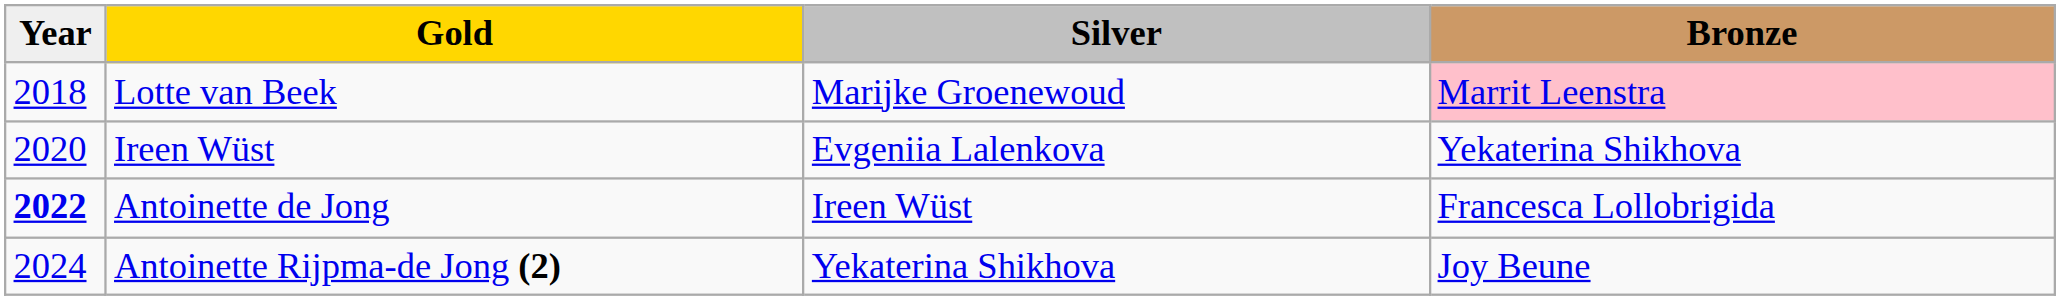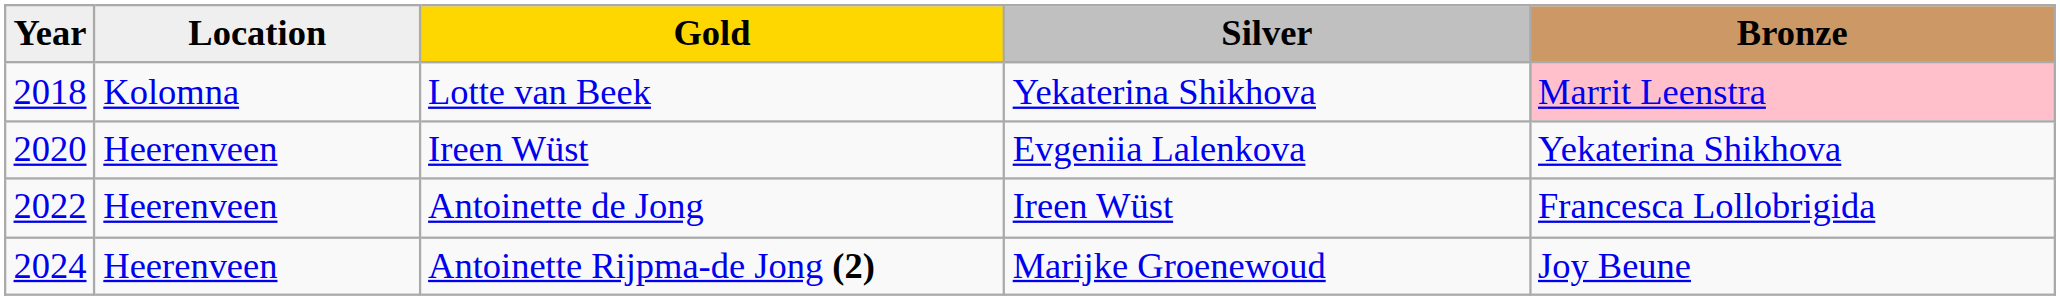+ column: (257, 33)
(968, 91) Marijke Groenewoud -> (1164, 91) Yekaterina Shikhova
(50, 206) bold -> (50, 206) normal
(964, 264) Yekaterina Shikhova -> (1169, 264) Marijke Groenewoud
